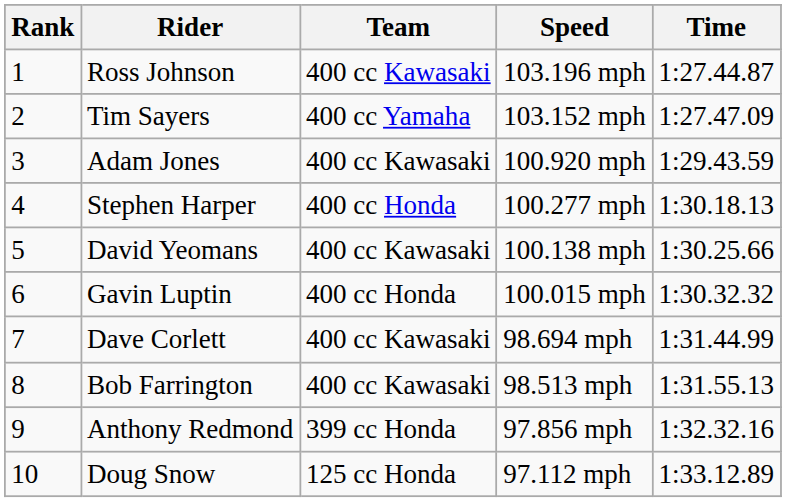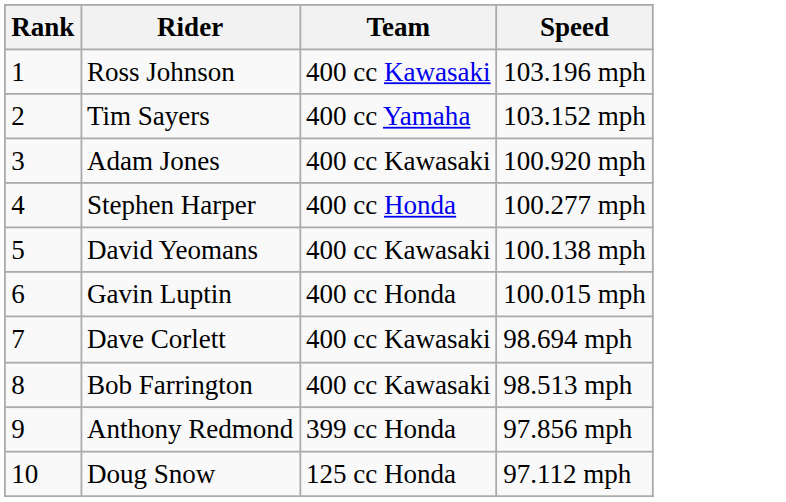- column: (716, 26)
